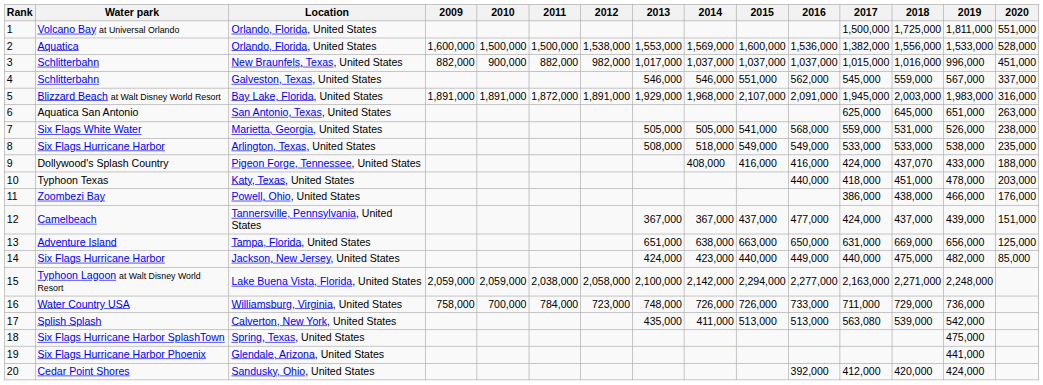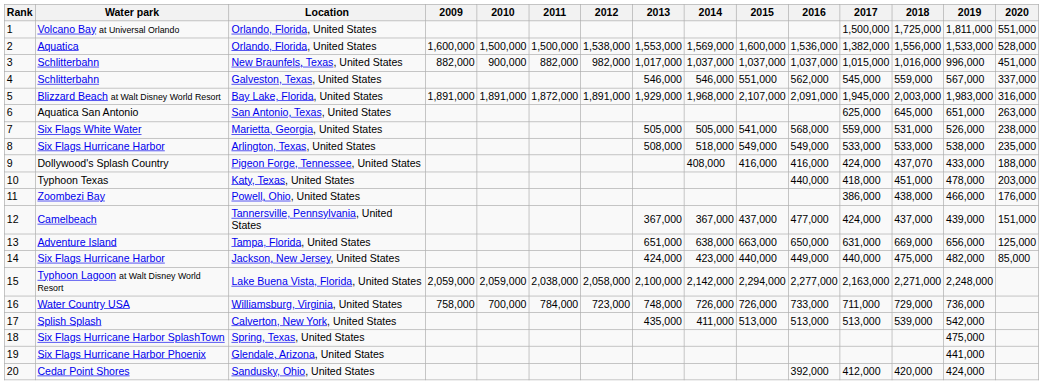(861, 321) 563,080 -> (861, 321) 513,000
